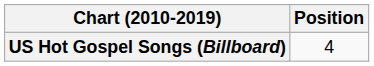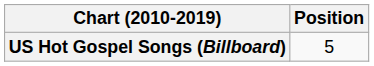(329, 46) 4 -> (329, 46) 5
